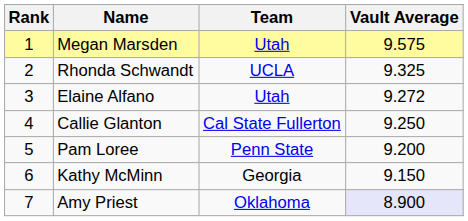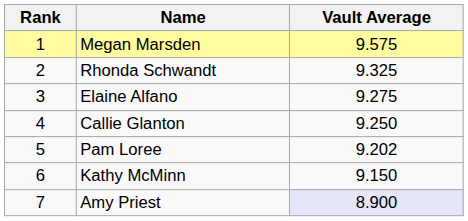- column: (272, 17)
(404, 96) 9.272 -> (377, 96) 9.275
(404, 149) 9.200 -> (377, 149) 9.202
